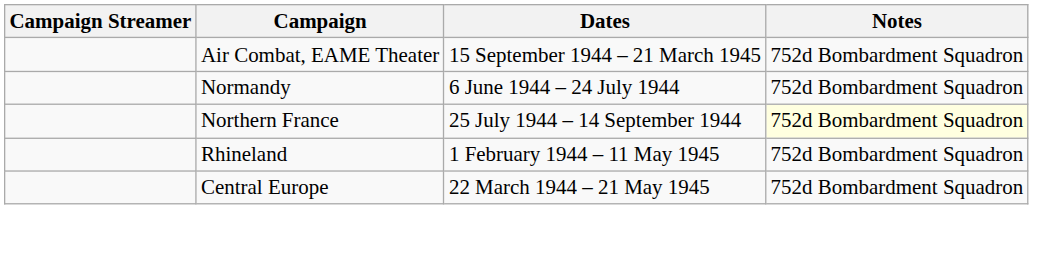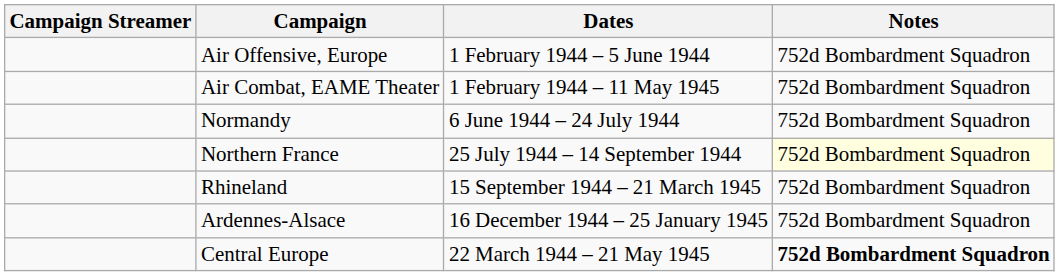+ row: (294, 54)
(605, 54) 15 September 1944 – 21 March 1945 -> (584, 87) 1 February 1944 – 11 May 1945
(584, 154) 1 February 1944 – 11 May 1945 -> (605, 187) 15 September 1944 – 21 March 1945
+ row: (273, 220)
(897, 187) normal -> (914, 253) bold
